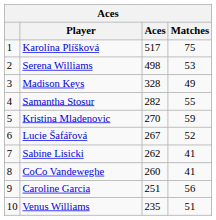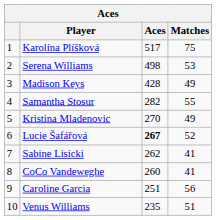(152, 83) 328 -> (152, 83) 428
(190, 119) 59 -> (190, 119) 49
(152, 136) normal -> (152, 136) bold
